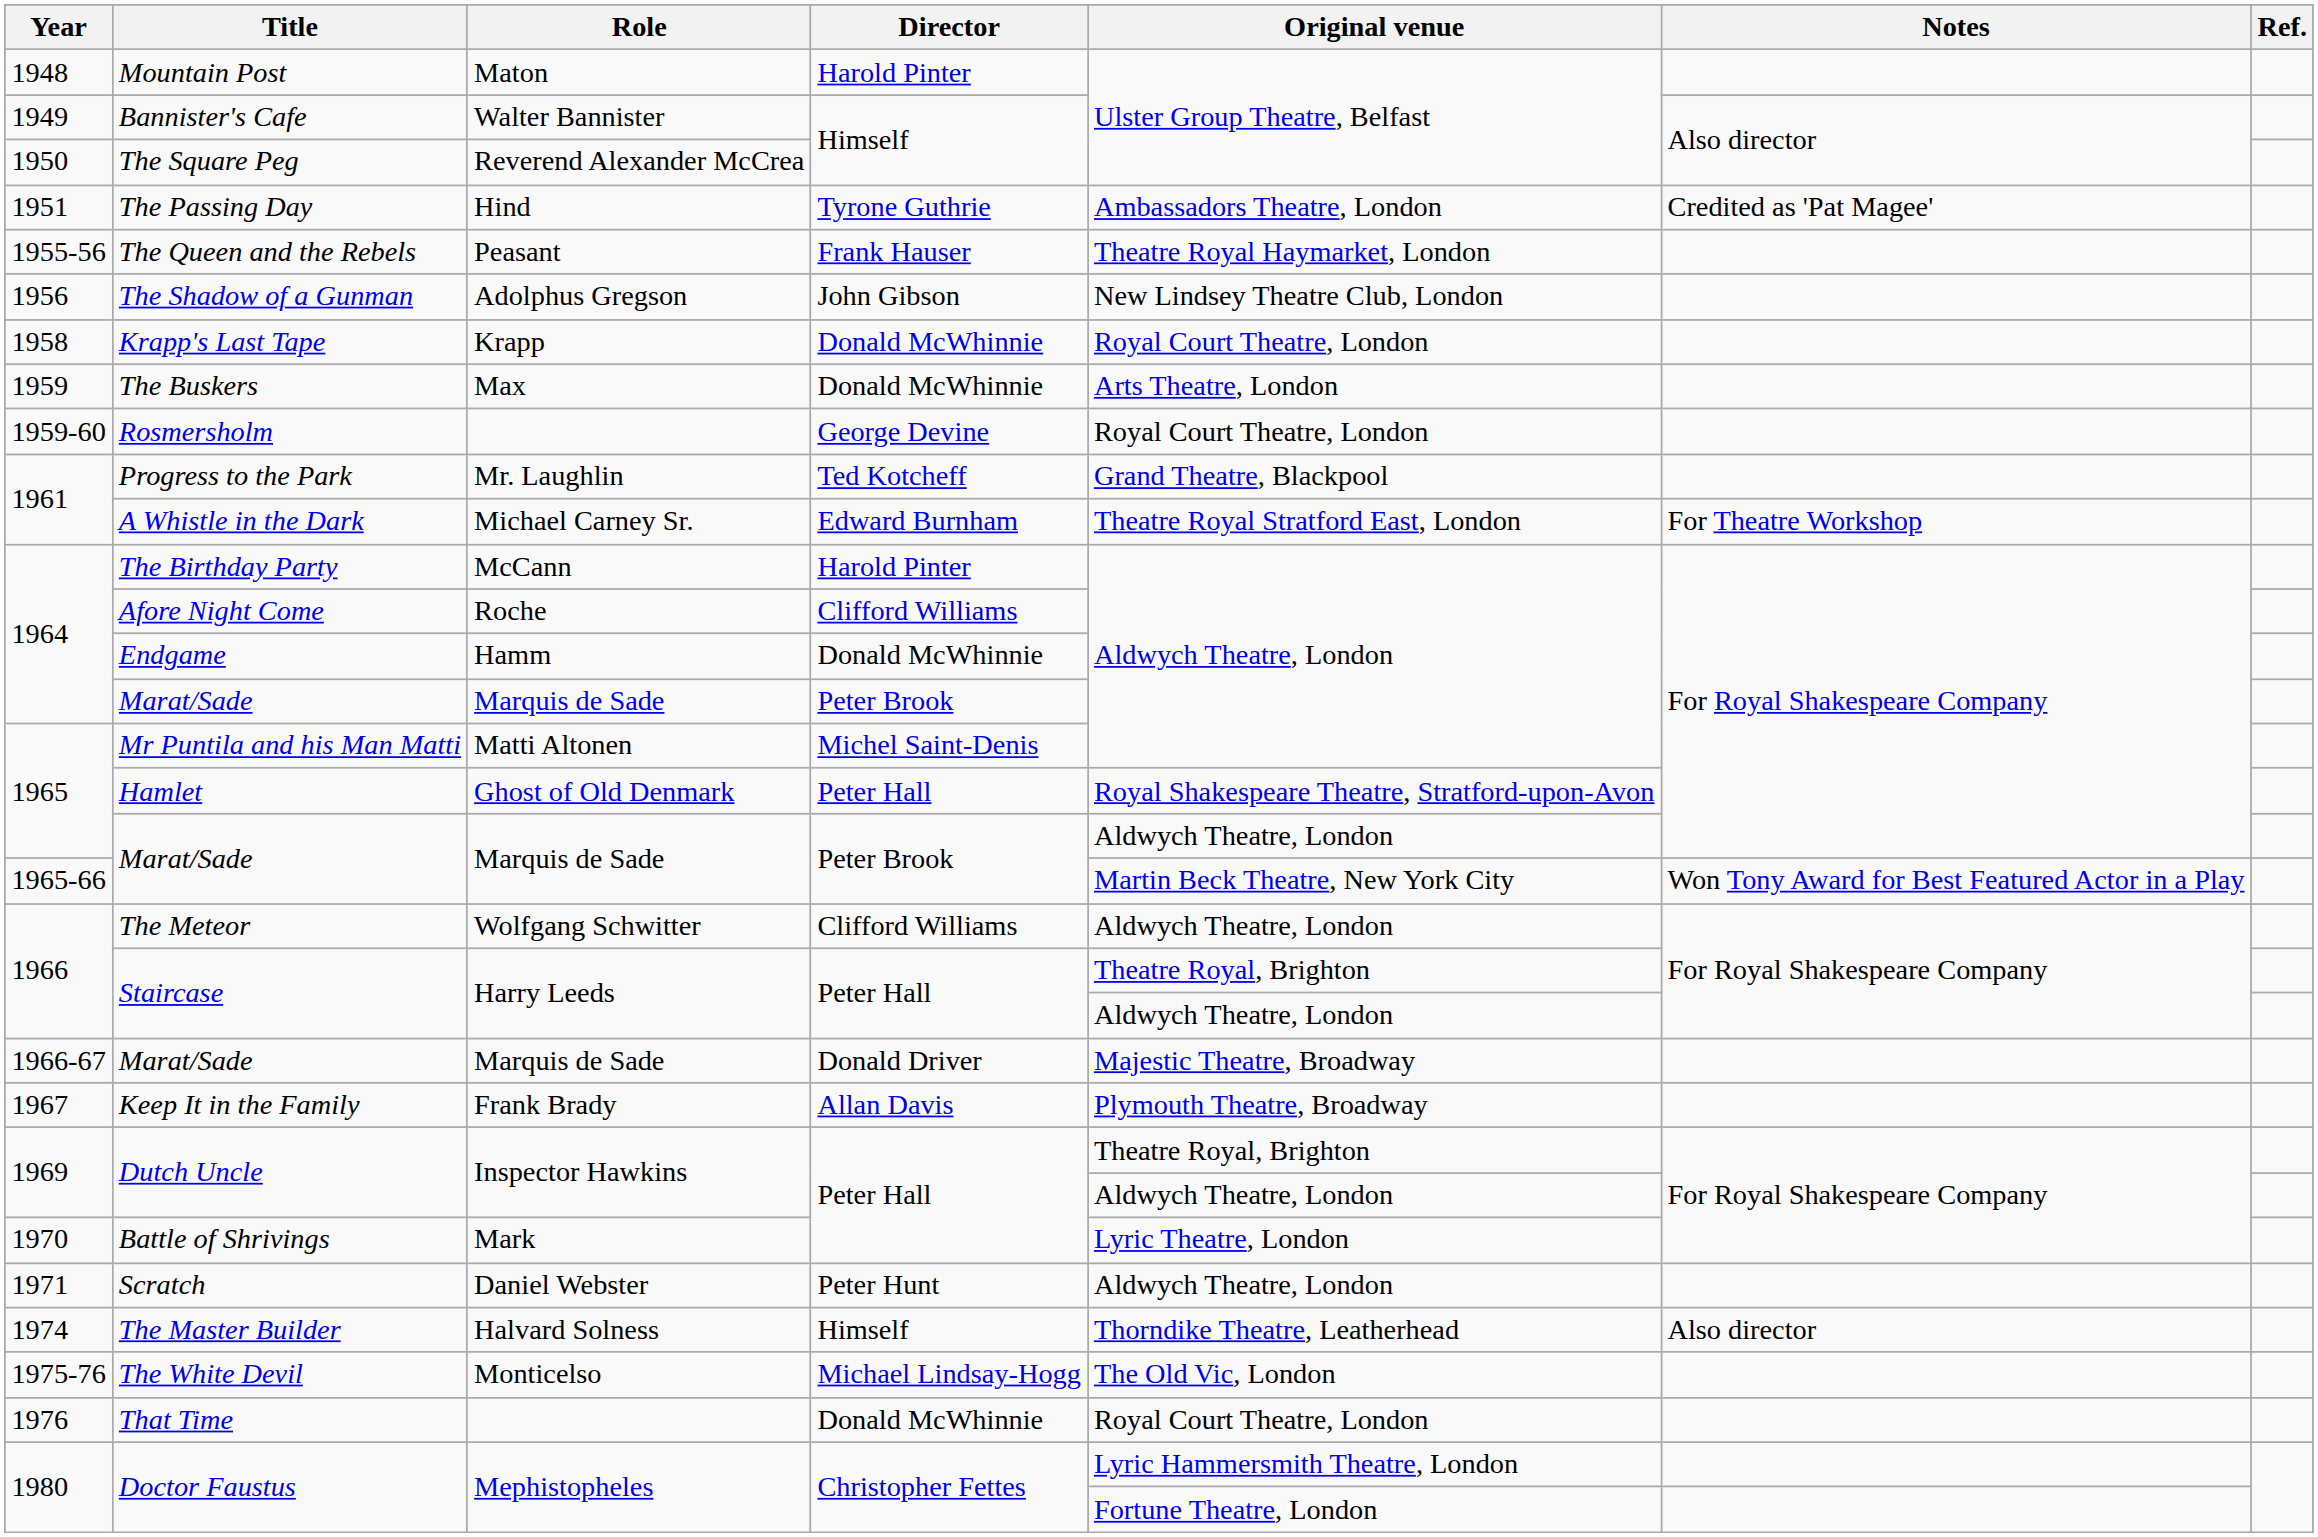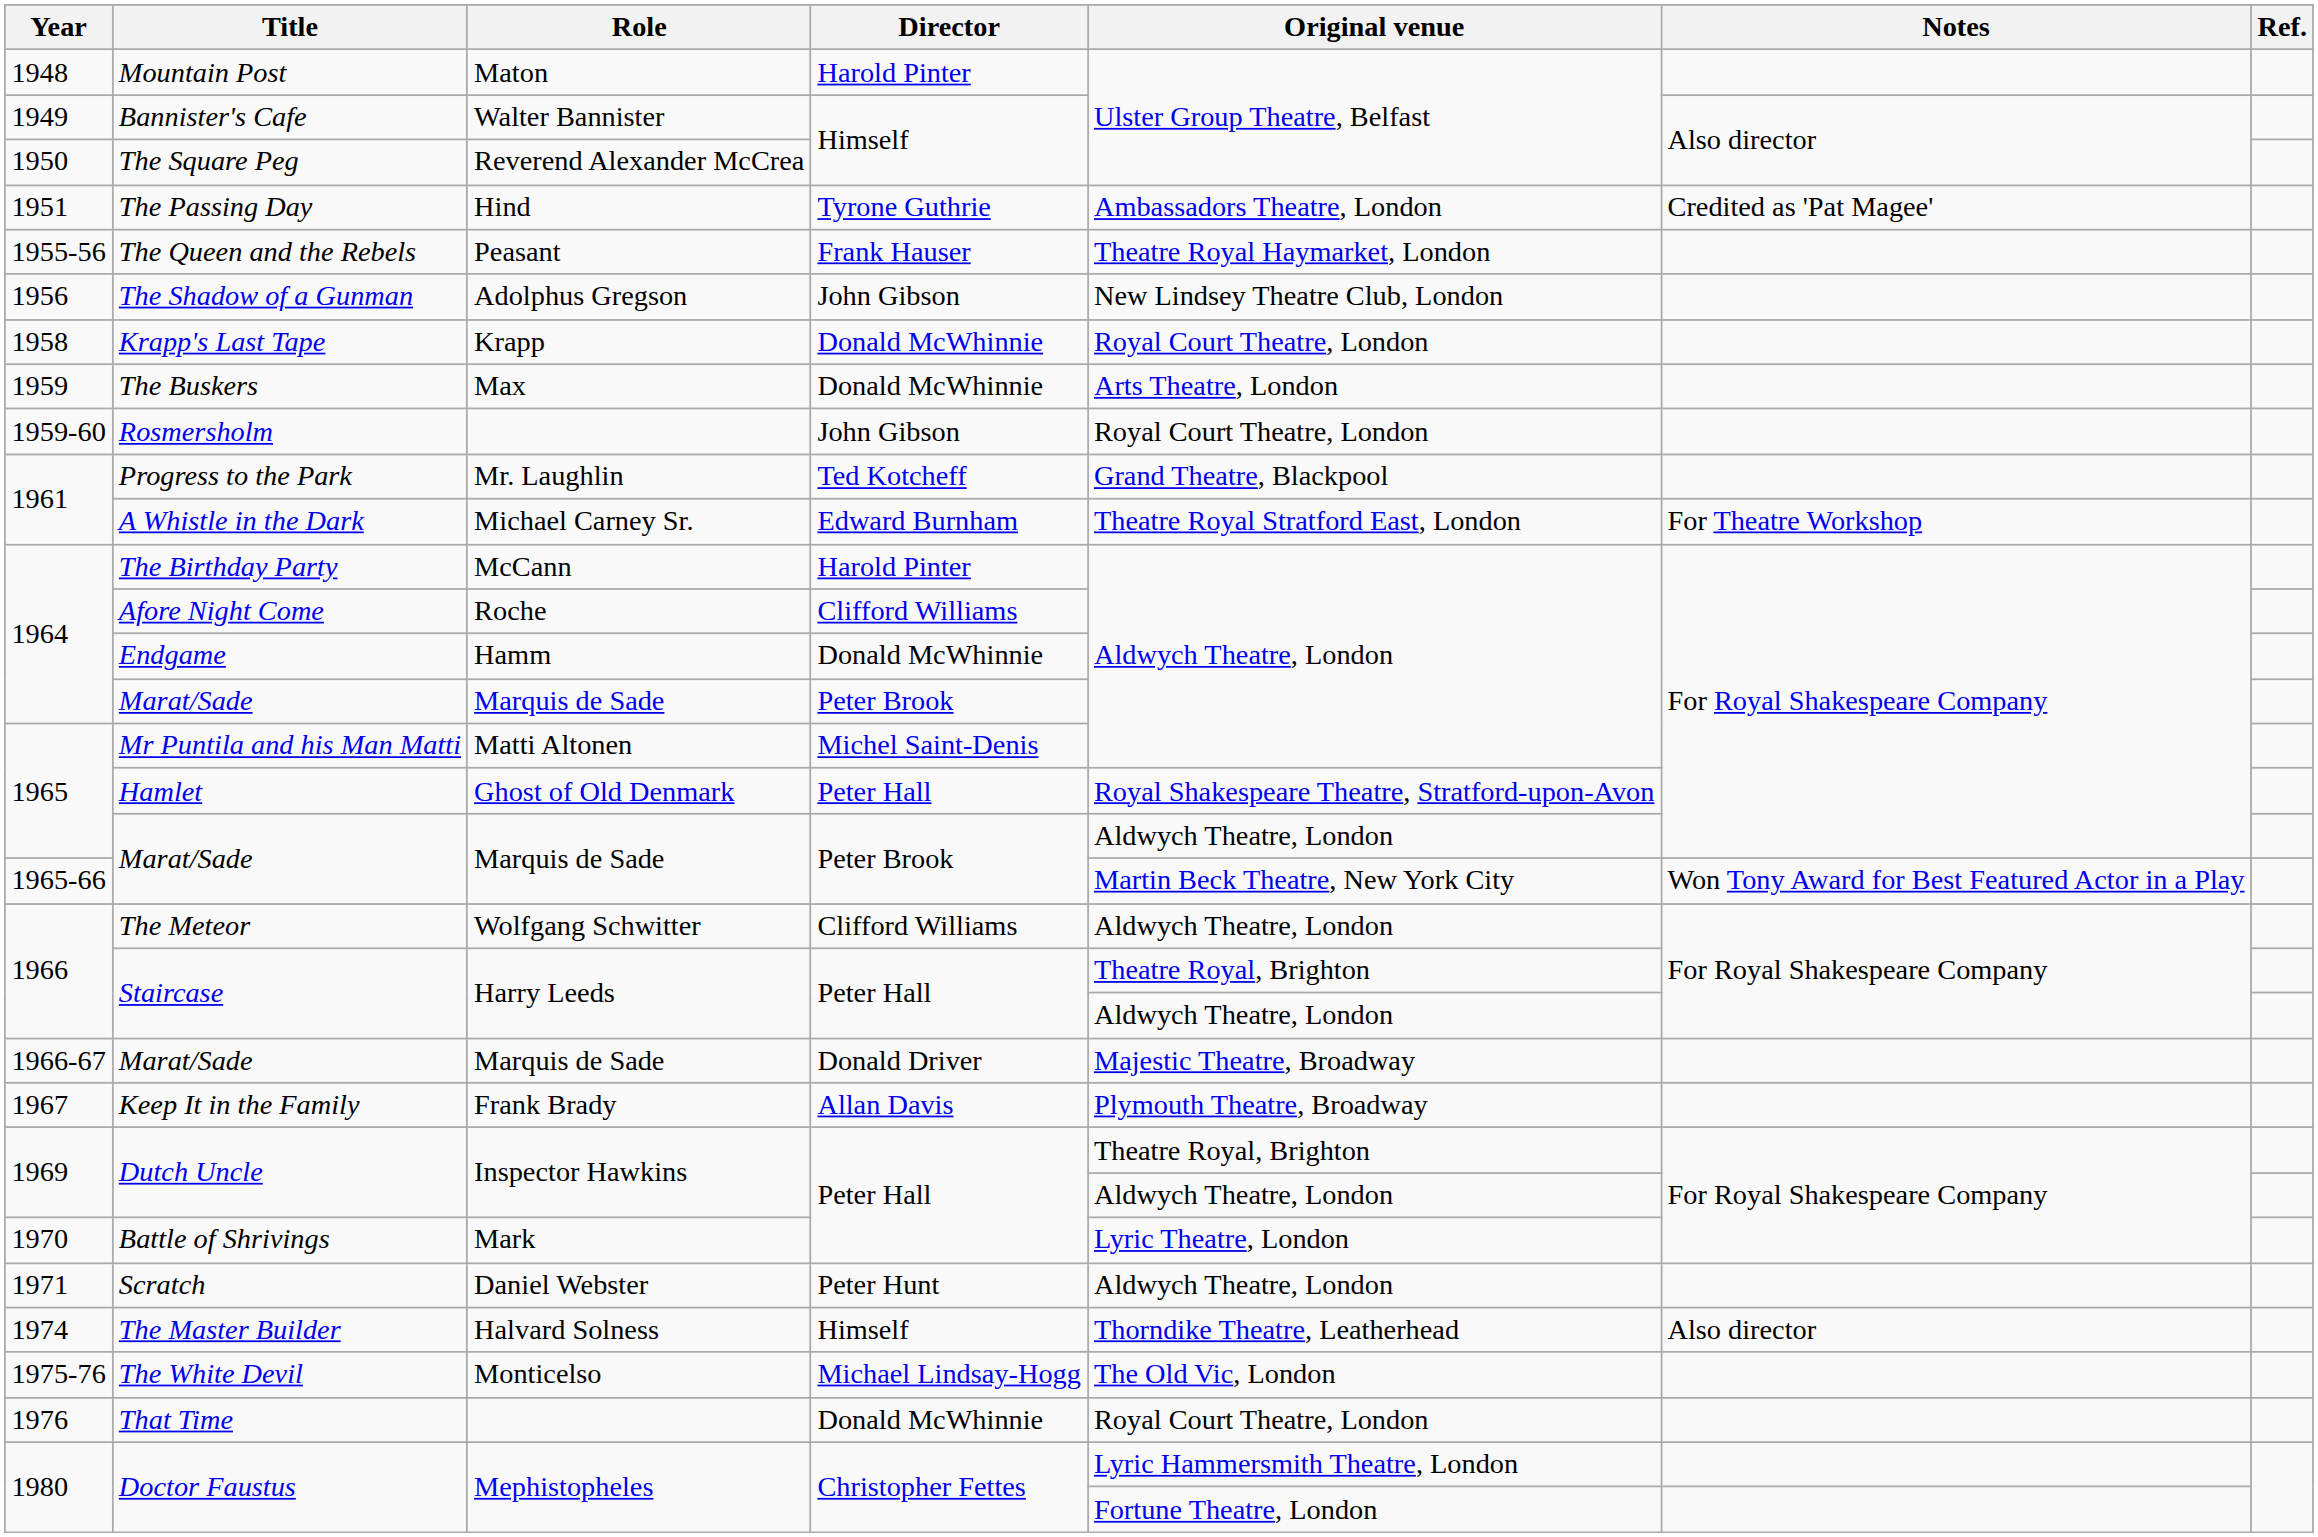(903, 431) George Devine -> (889, 431) John Gibson
